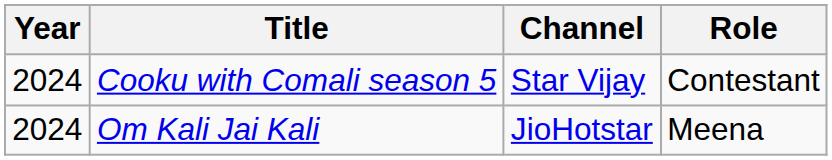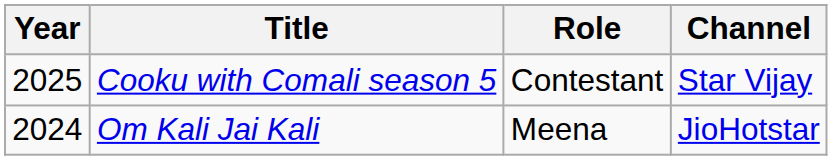columns swapped: (744, 29) <-> (582, 29)
(47, 79) 2024 -> (47, 79) 2025
